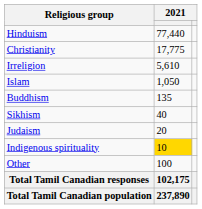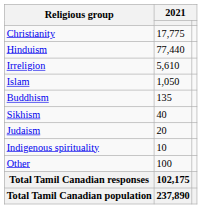rows swapped: (27, 33) <-> (31, 49)
(162, 147) gold background -> (162, 147) no background
